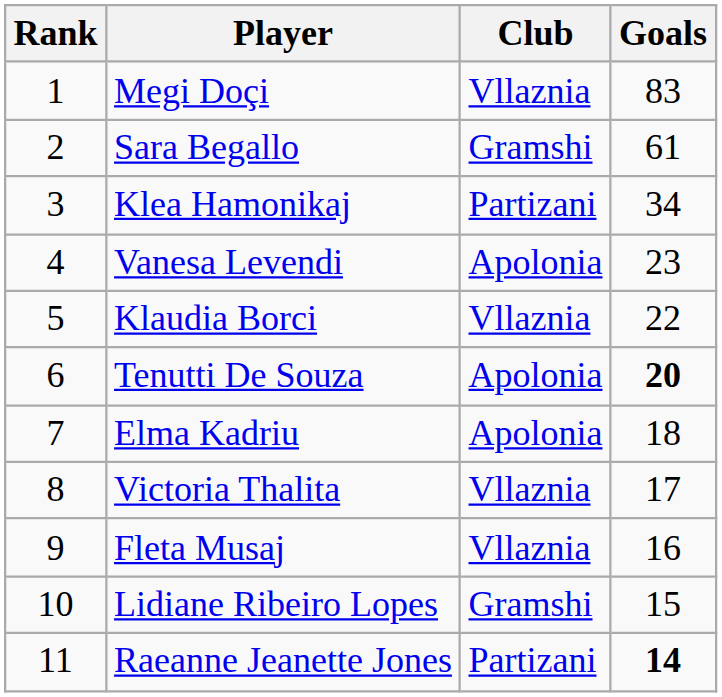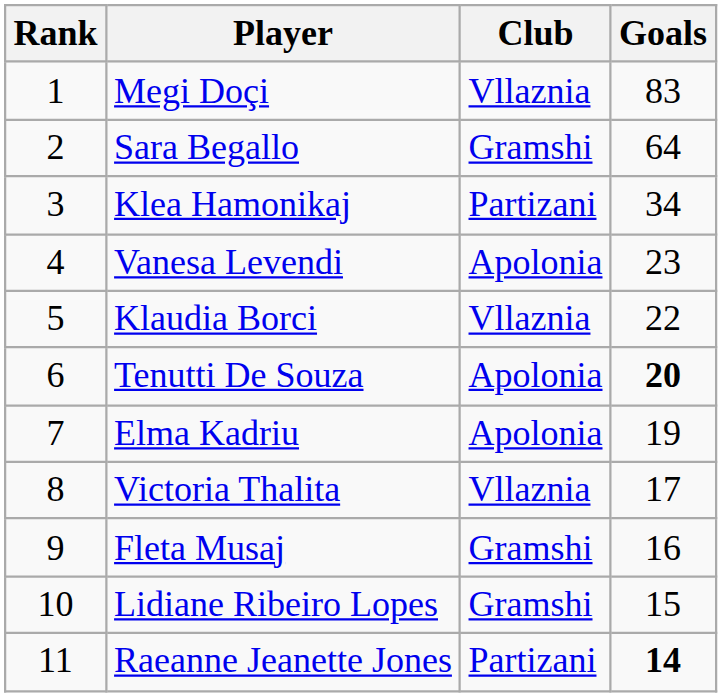(663, 147) 61 -> (663, 147) 64
(663, 432) 18 -> (663, 432) 19
(529, 546) Vllaznia -> (531, 546) Gramshi
